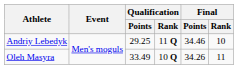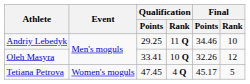(140, 57) 33.49 -> (151, 57) 33.41
(195, 57) 34.26 -> (206, 57) 32.26
(221, 57) 11 -> (232, 57) 12
+ row: (35, 72)
